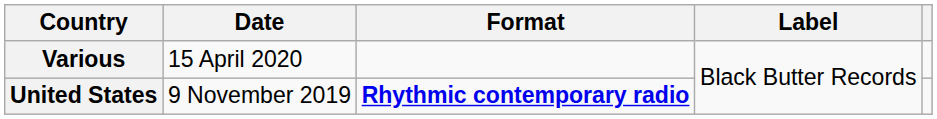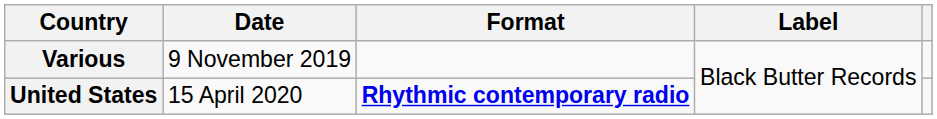(235, 59) 15 April 2020 -> (259, 59) 9 November 2019
(259, 95) 9 November 2019 -> (235, 95) 15 April 2020
